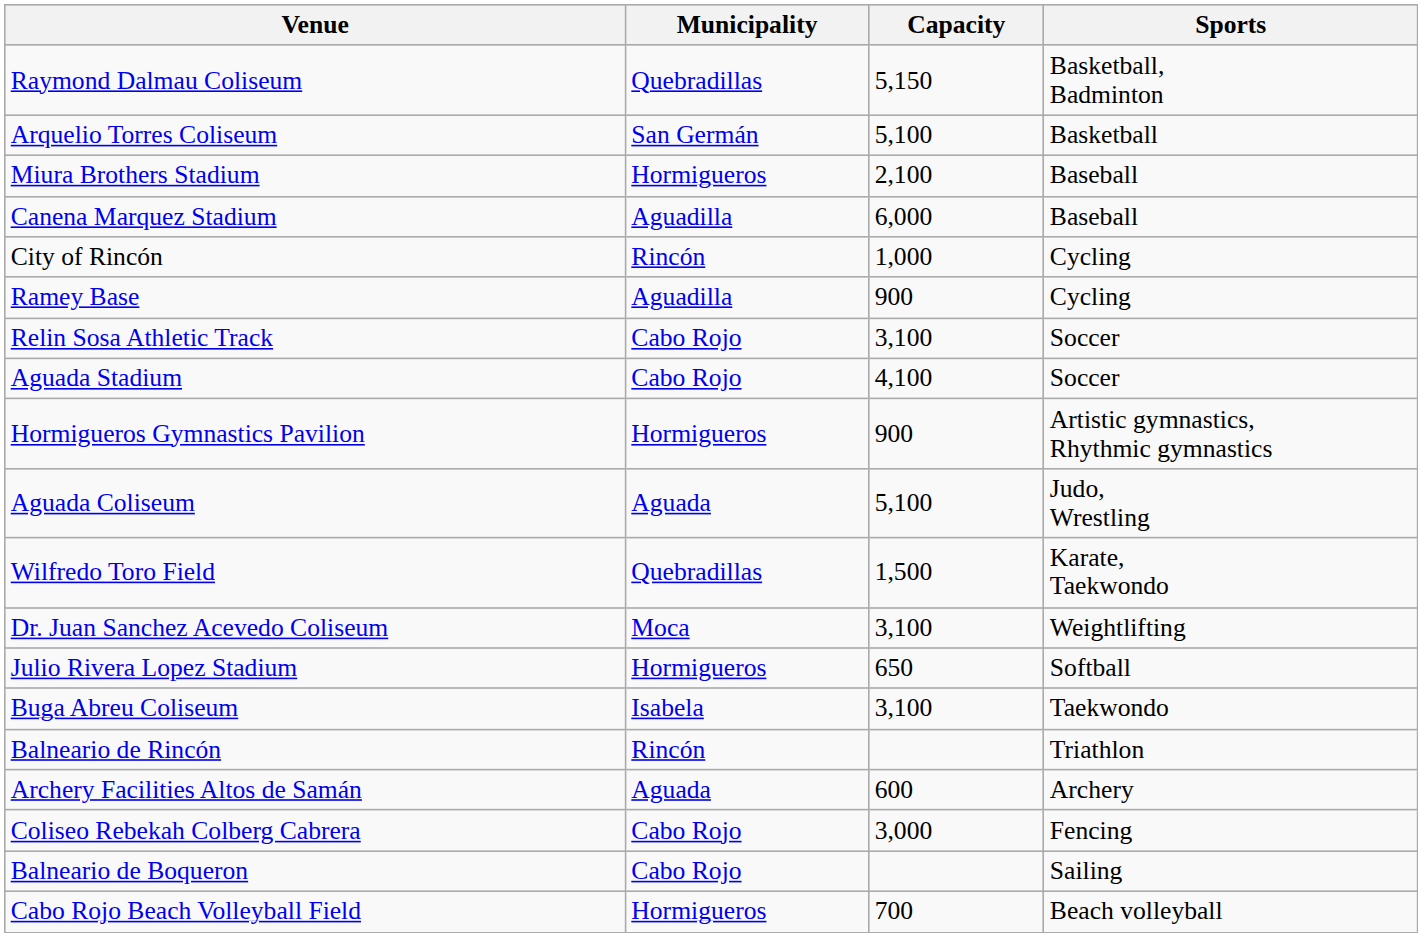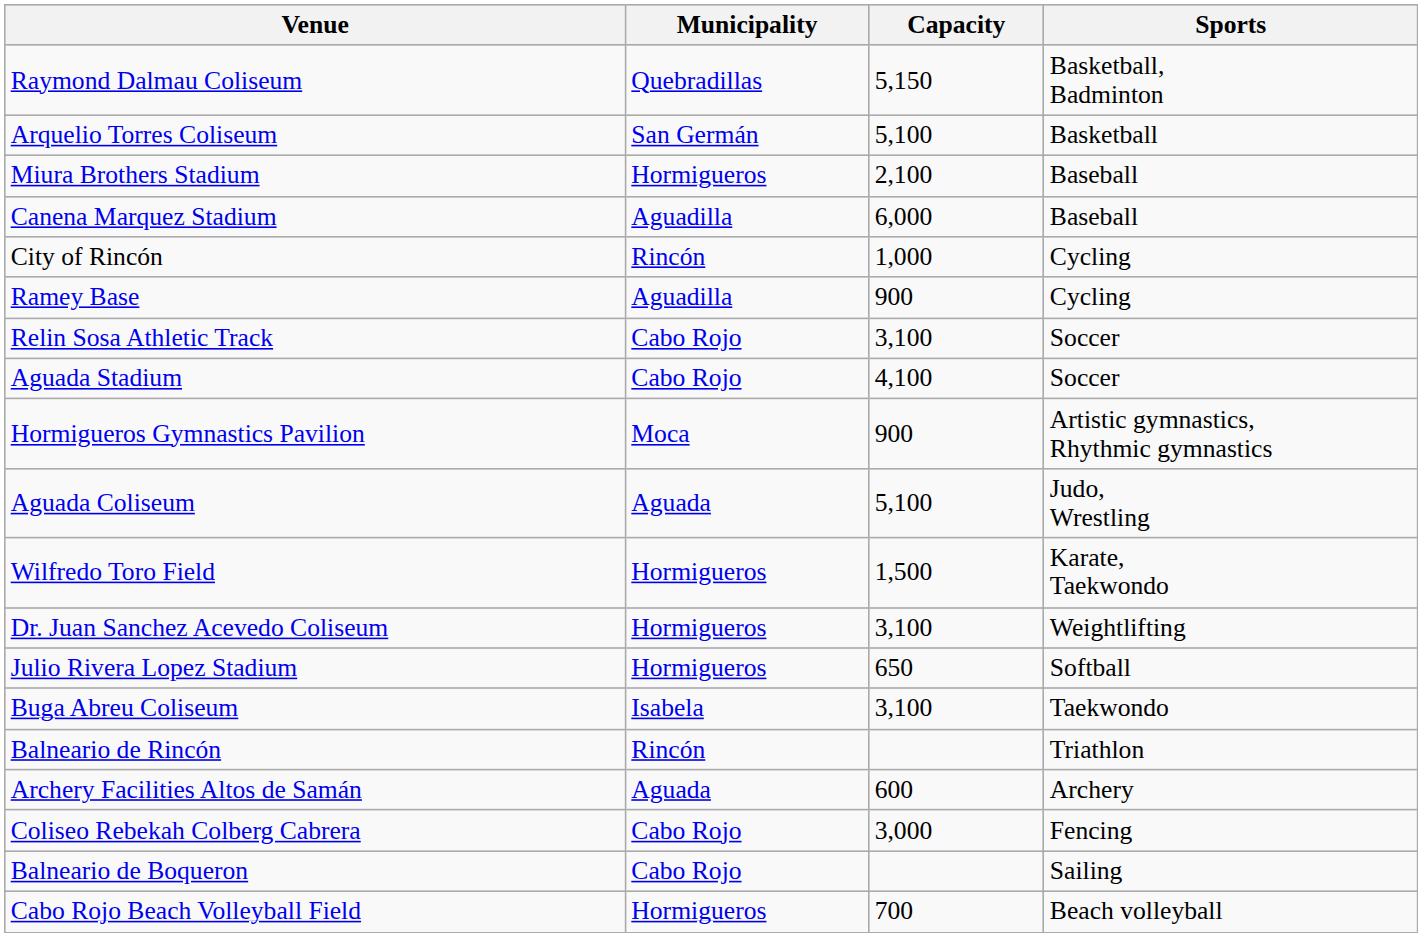(699, 433) Hormigueros -> (660, 433) Moca
(697, 572) Quebradillas -> (699, 572) Hormigueros
(660, 627) Moca -> (699, 627) Hormigueros
